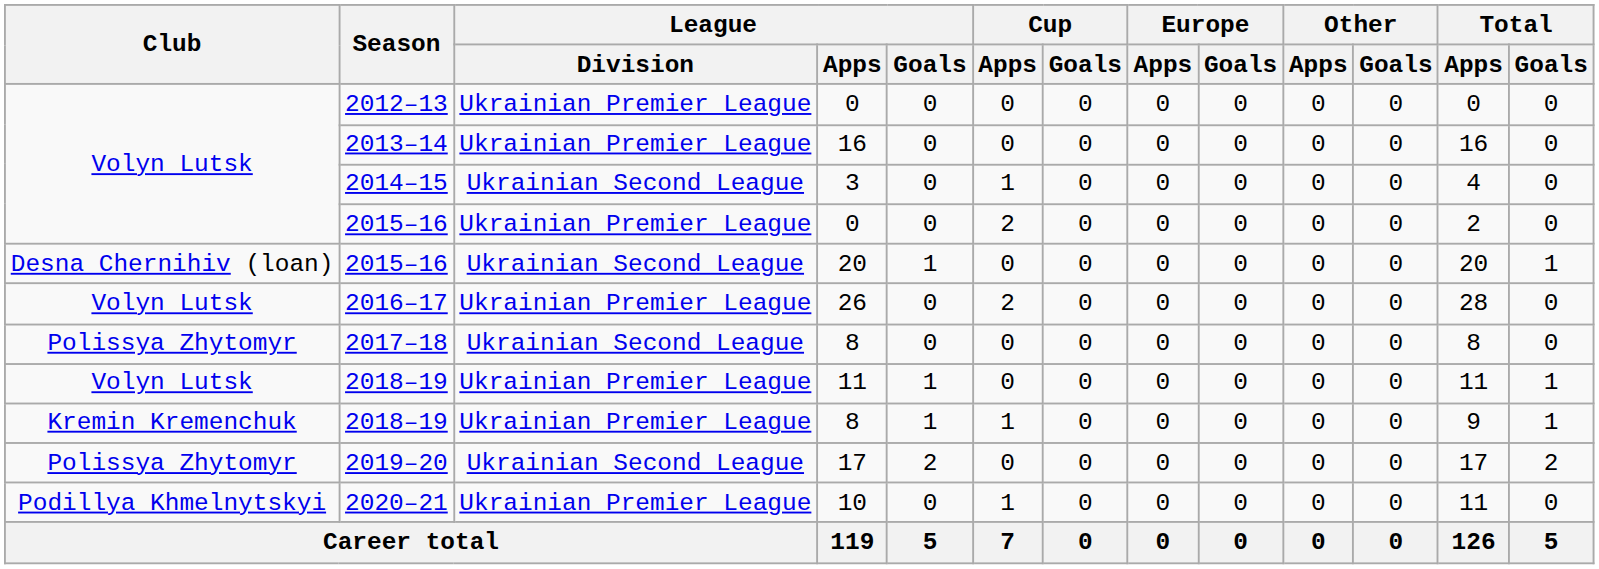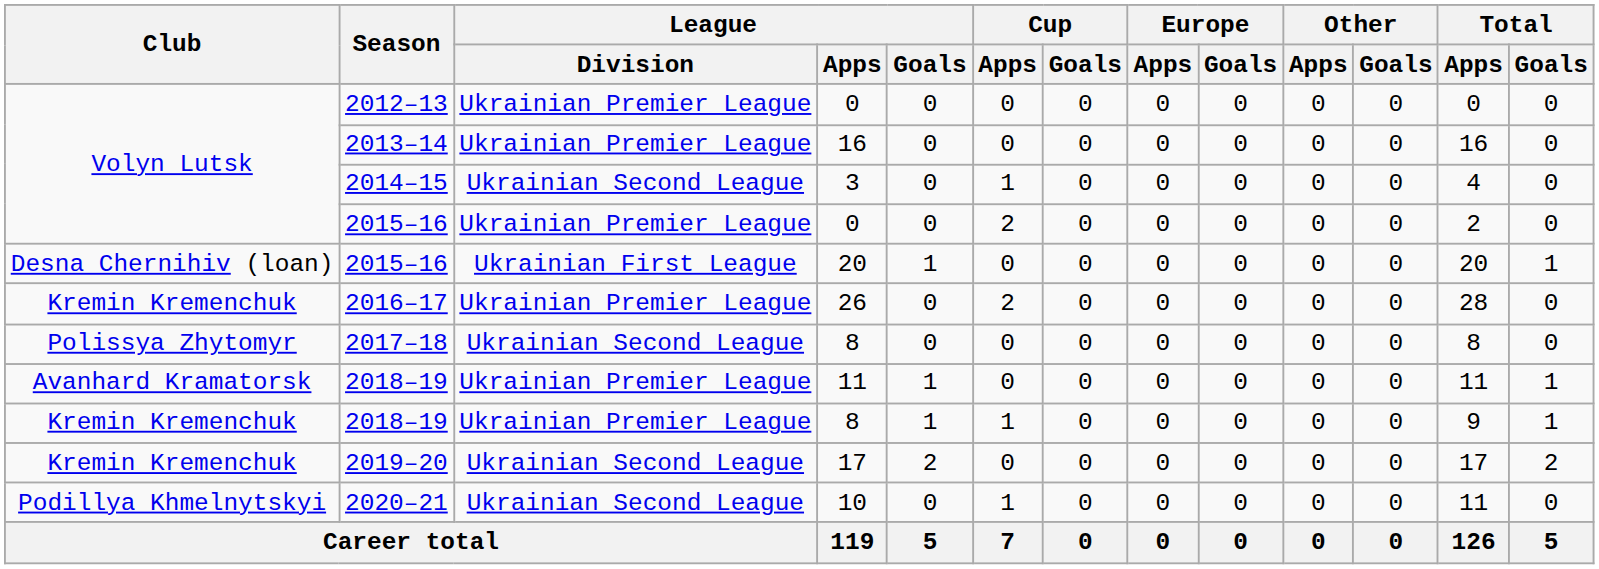(635, 264) Ukrainian Second League -> (635, 264) Ukrainian First League
(172, 304) Volyn Lutsk -> (172, 304) Kremin Kremenchuk
(172, 383) Volyn Lutsk -> (172, 383) Avanhard Kramatorsk
(172, 463) Polissya Zhytomyr -> (172, 463) Kremin Kremenchuk
(635, 503) Ukrainian Premier League -> (635, 503) Ukrainian Second League
